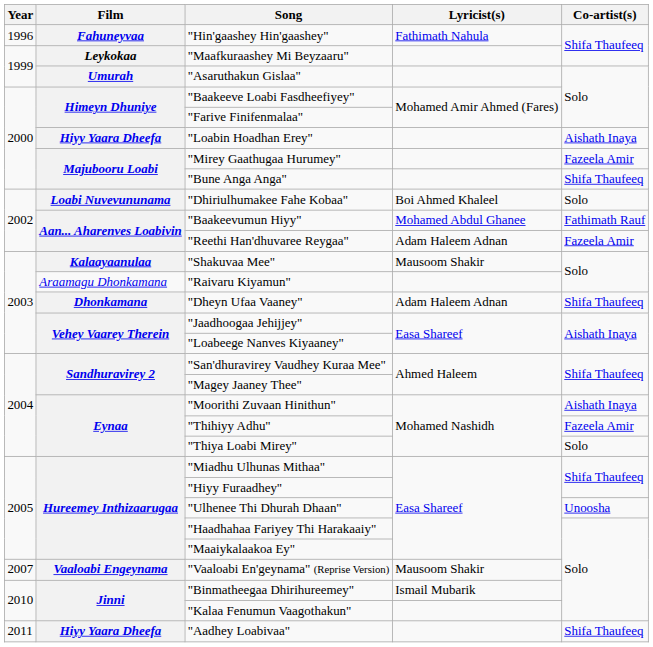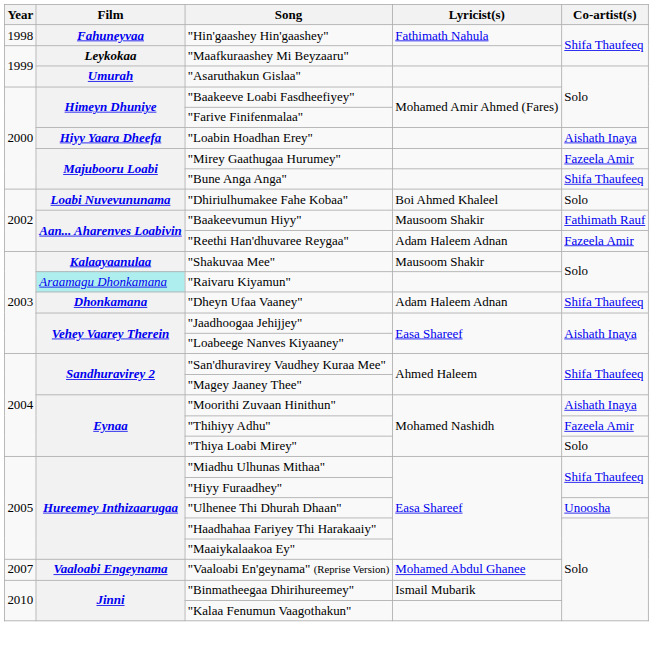(20, 35) 1996 -> (20, 35) 1998
(460, 220) Mohamed Abdul Ghanee -> (440, 220) Mausoom Shakir
(103, 281) no background -> (103, 281) paleturquoise background
(440, 569) Mausoom Shakir -> (460, 569) Mohamed Abdul Ghanee
- row: (239, 631)
